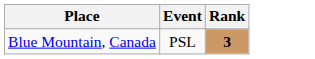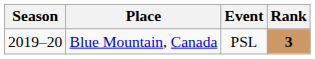+ column: (35, 16)
